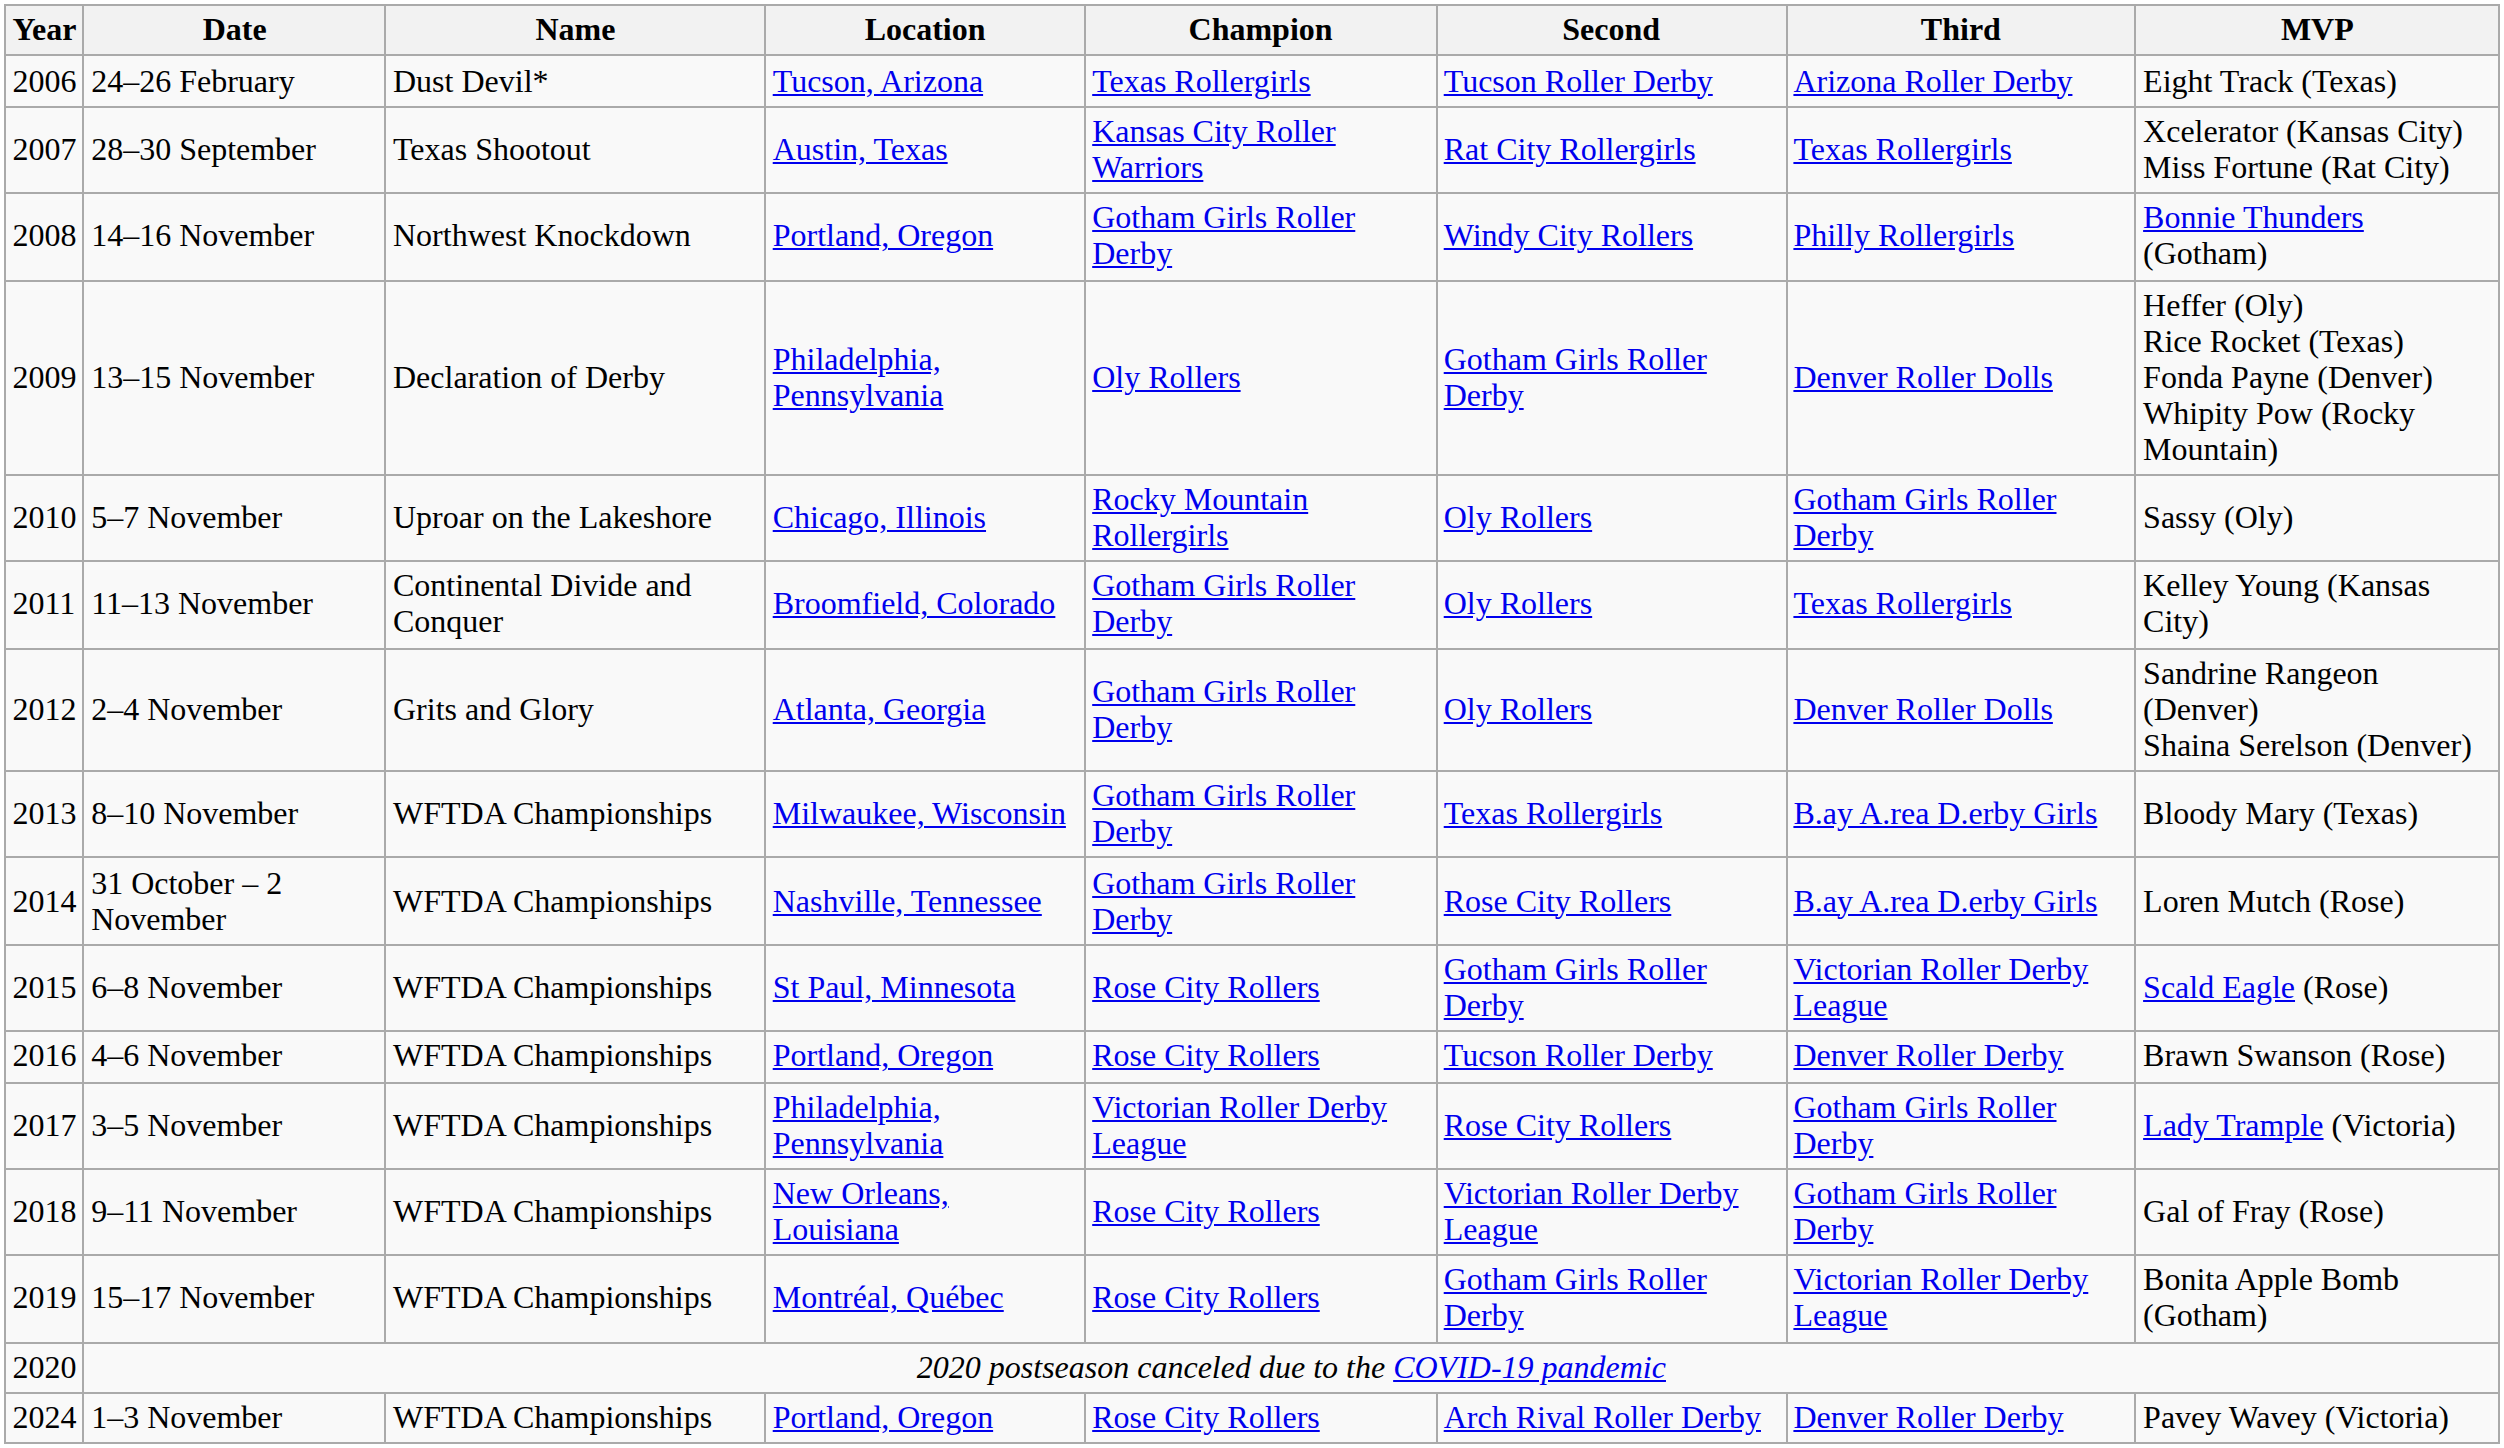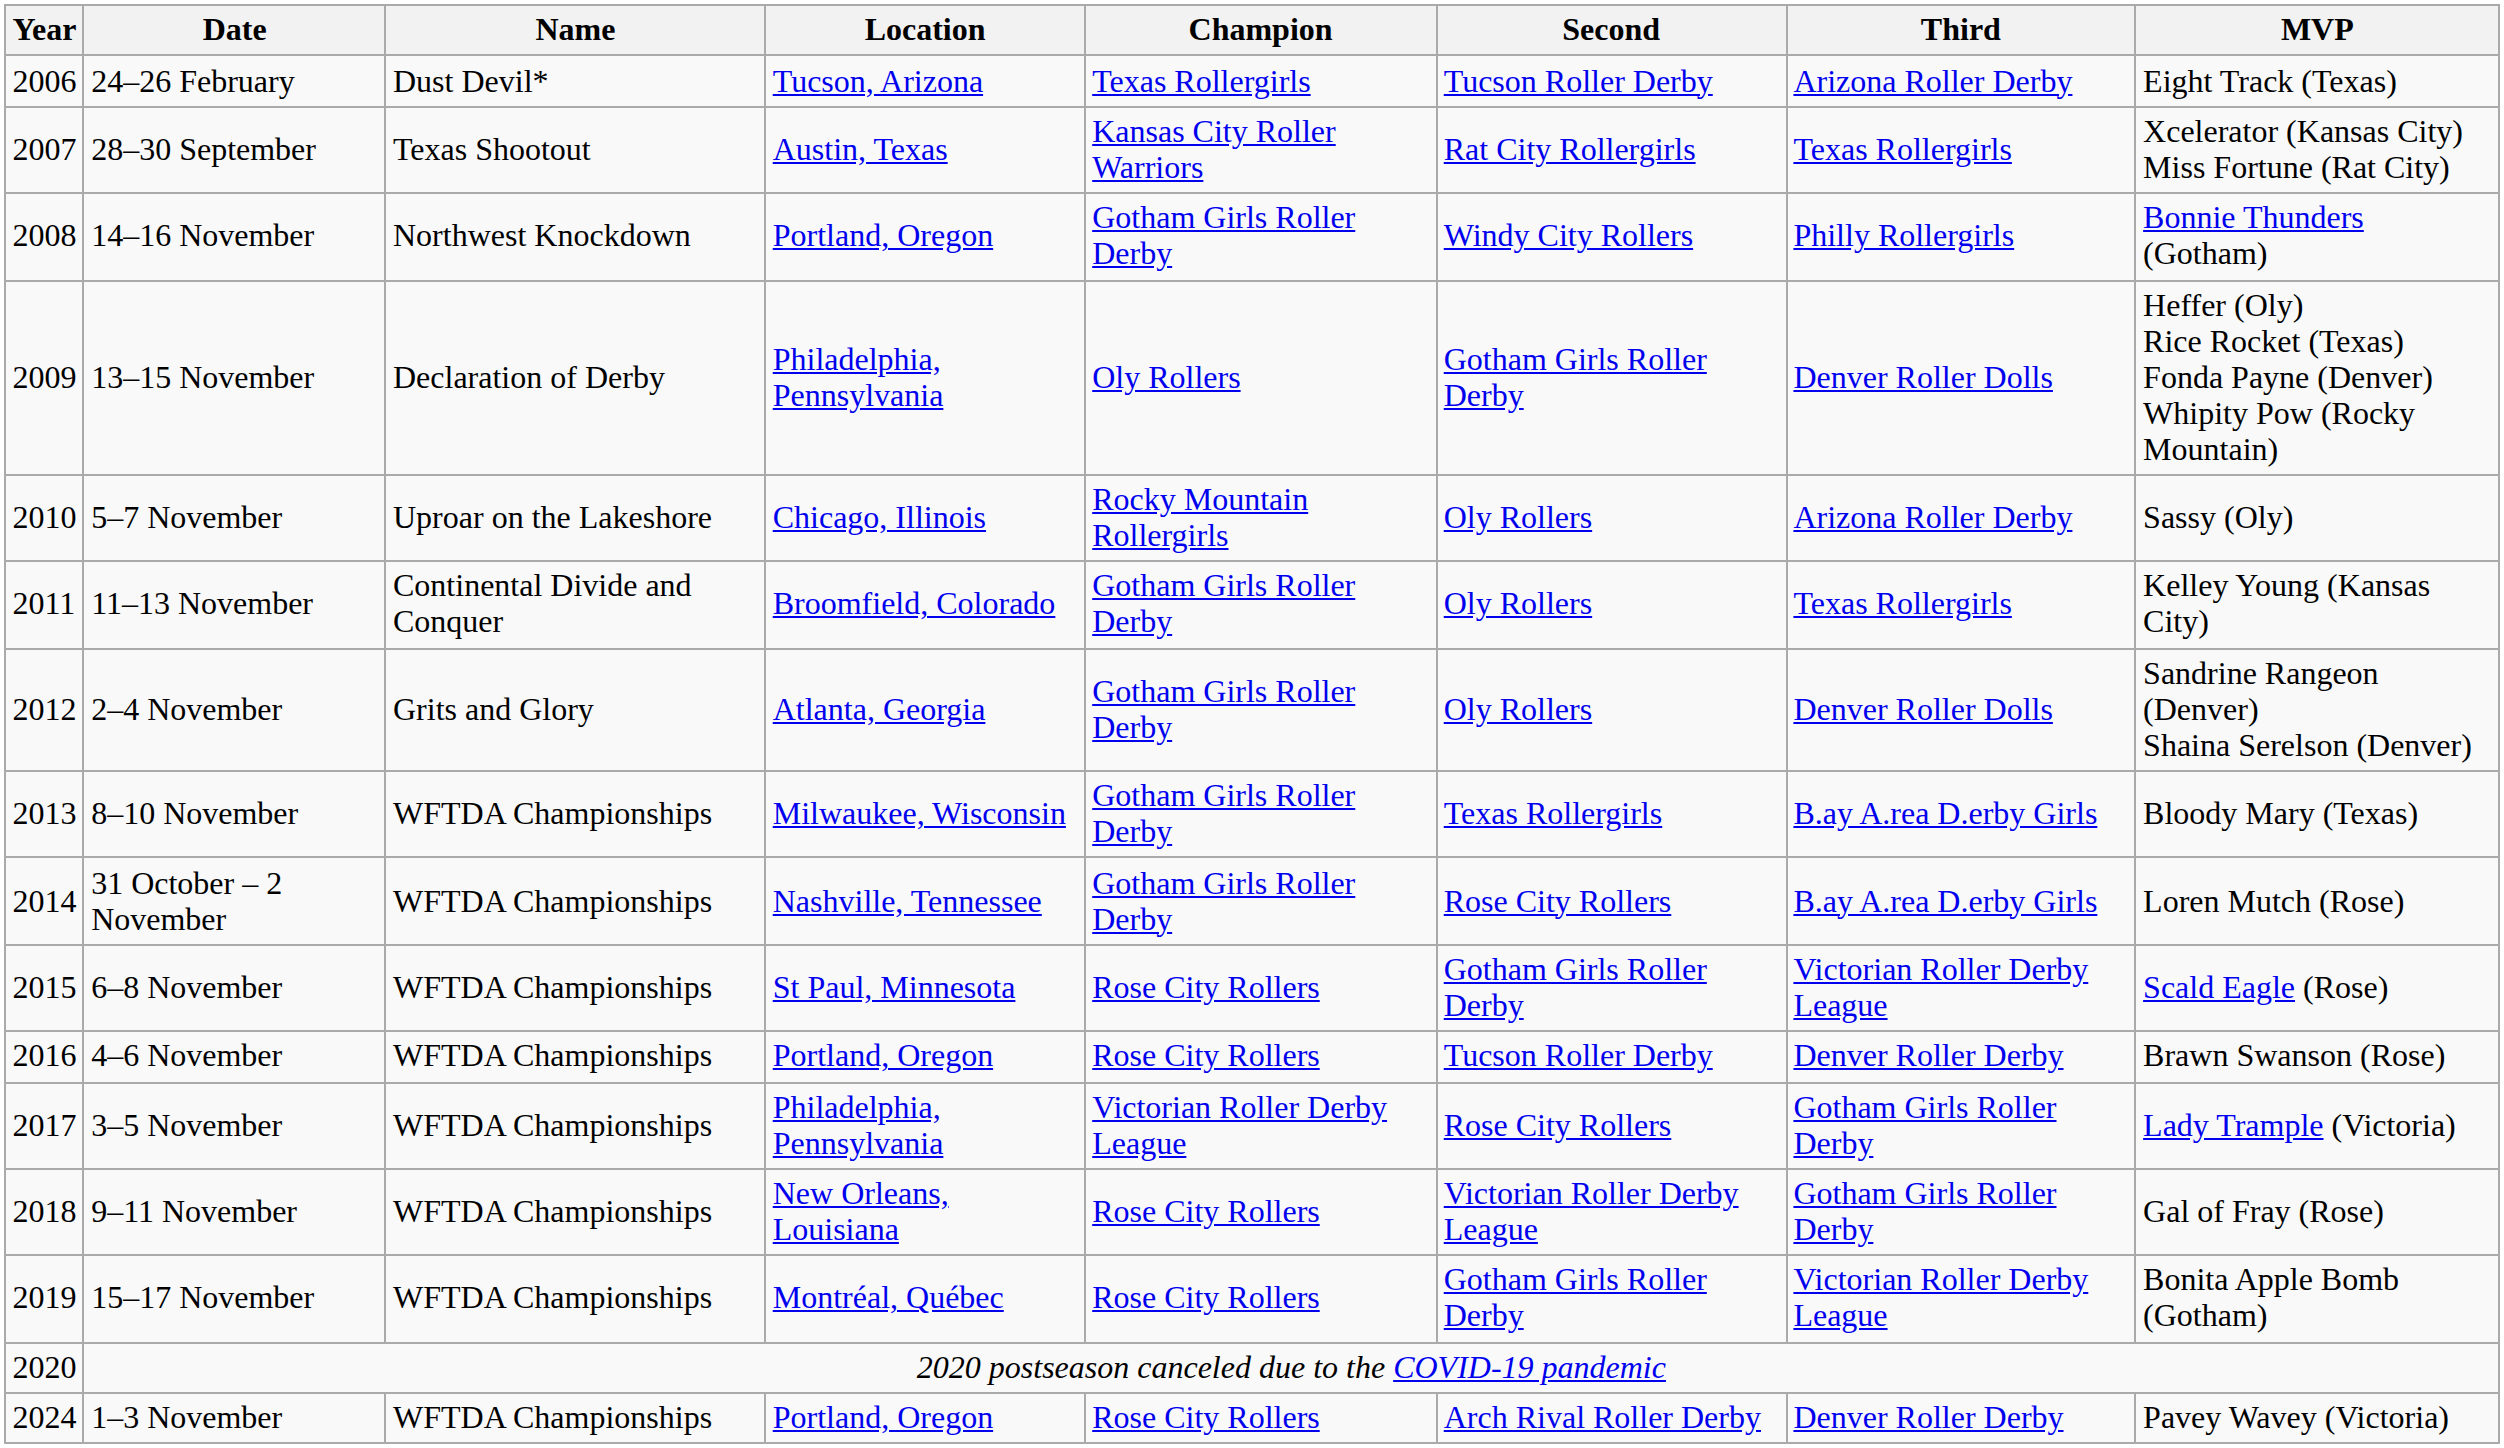(1925, 517) Gotham Girls Roller Derby -> (1933, 517) Arizona Roller Derby
